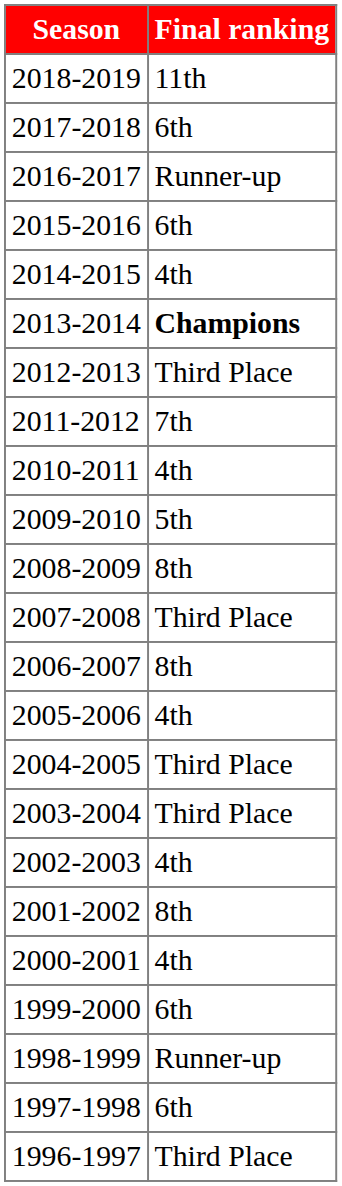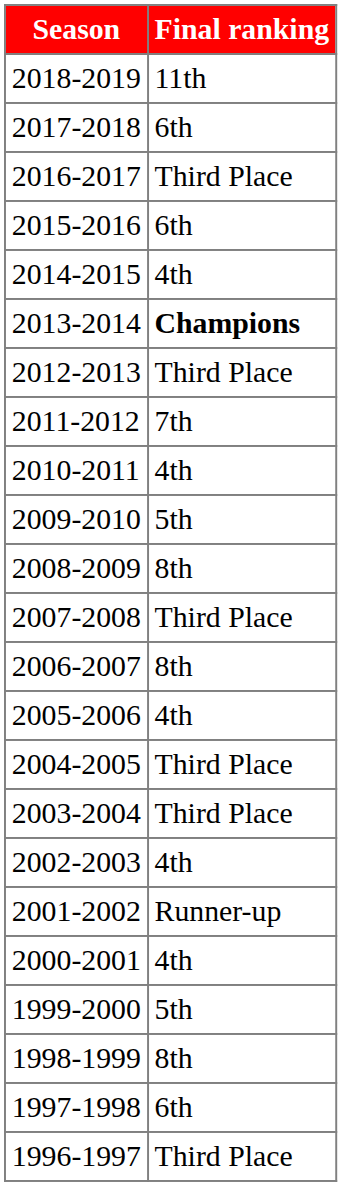(218, 176) Runner-up -> (224, 176) Third Place
(174, 911) 8th -> (218, 911) Runner-up
(174, 1009) 6th -> (174, 1009) 5th
(218, 1058) Runner-up -> (174, 1058) 8th
